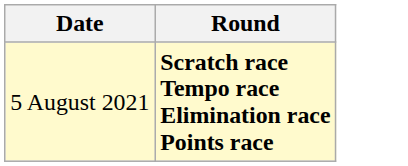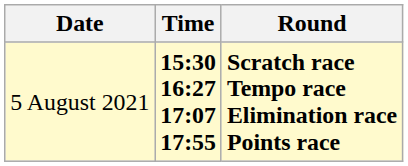+ column: (188, 23)
